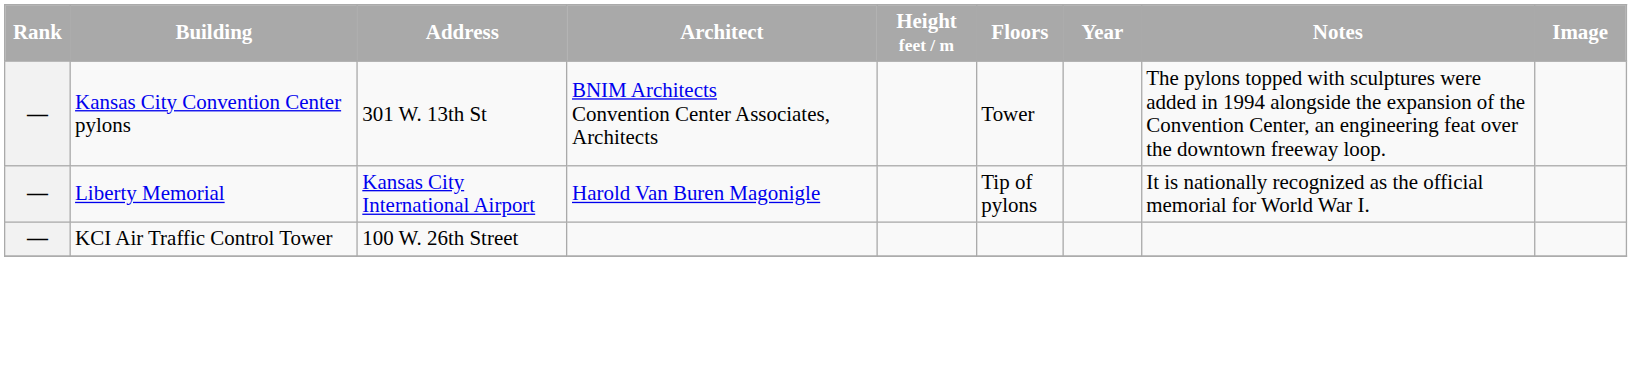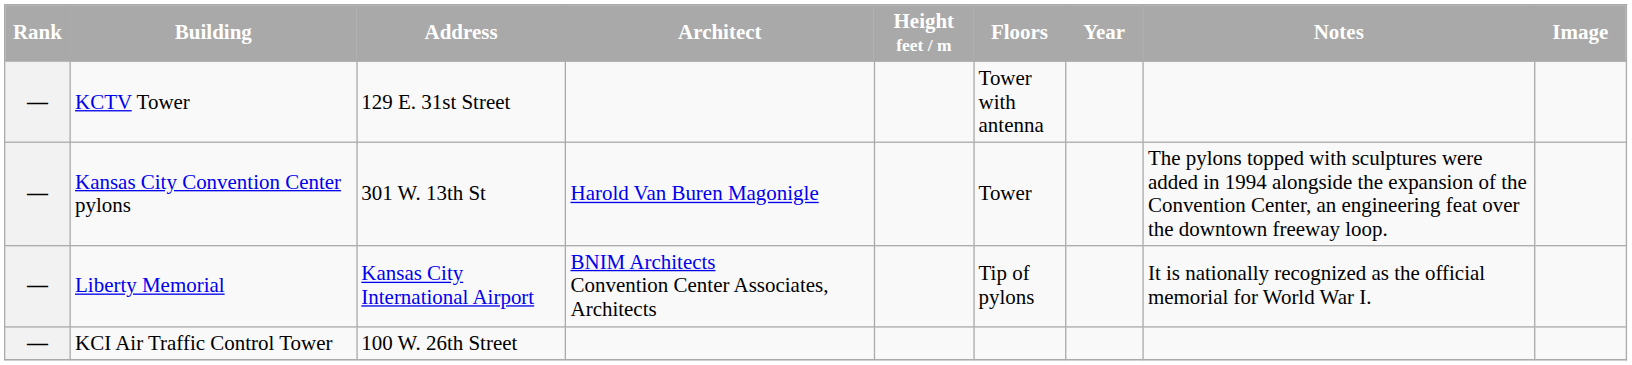+ row: (132, 101)
(701, 113) BNIM Architects Convention Center Associates, Architects -> (695, 193) Harold Van Buren Magonigle
(696, 193) Harold Van Buren Magonigle -> (699, 285) BNIM Architects Convention Center Associates, Architects
